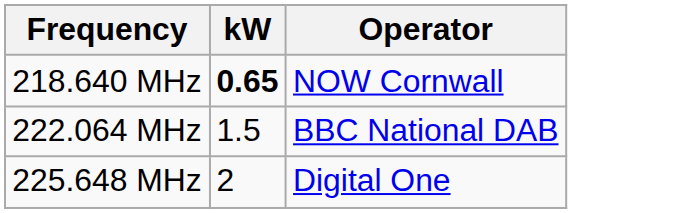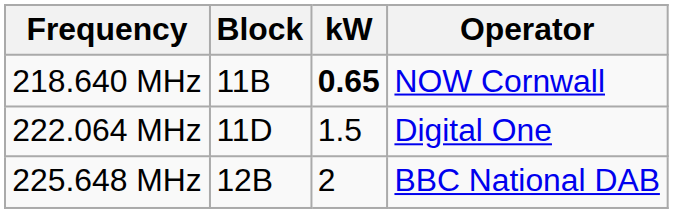+ column: (260, 29)
(426, 130) BBC National DAB -> (473, 130) Digital One
(372, 181) Digital One -> (527, 181) BBC National DAB
